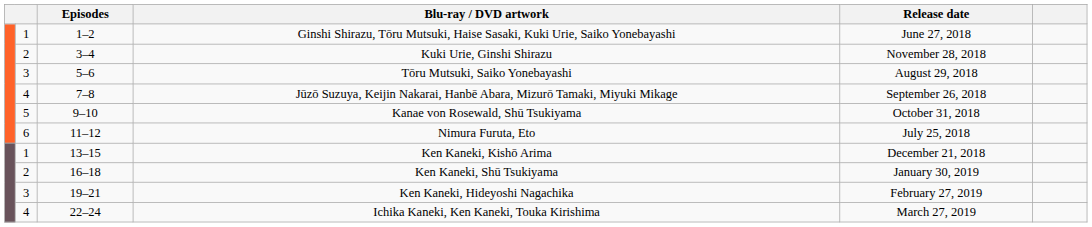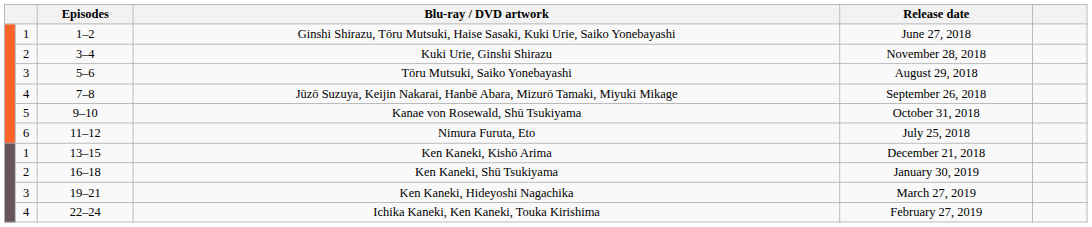(936, 192) February 27, 2019 -> (936, 192) March 27, 2019
(936, 212) March 27, 2019 -> (936, 212) February 27, 2019
